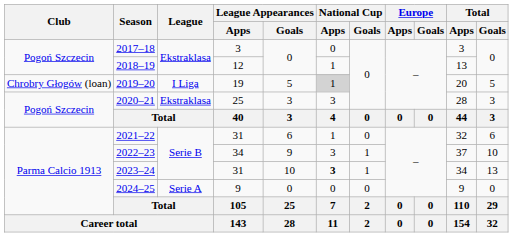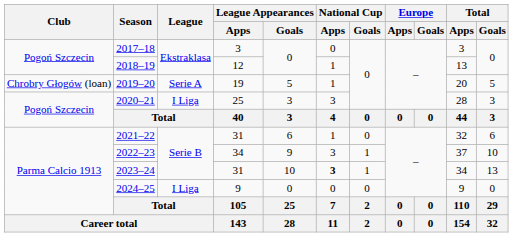(185, 83) I Liga -> (185, 83) Serie A
(333, 83) lightgrey background -> (333, 83) no background
(185, 100) Ekstraklasa -> (185, 100) I Liga
(185, 188) Serie A -> (185, 188) I Liga
